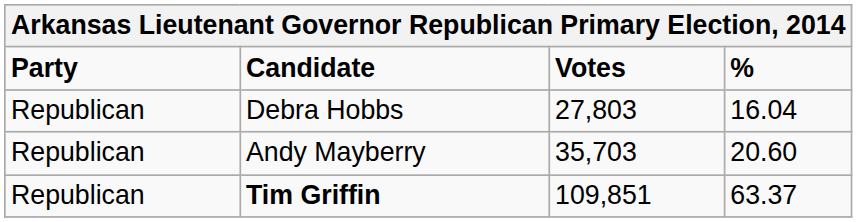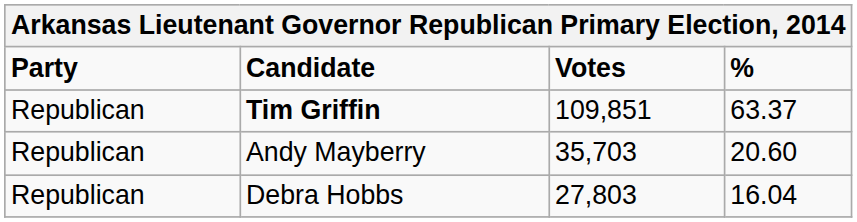rows swapped: (313, 195) <-> (325, 110)
